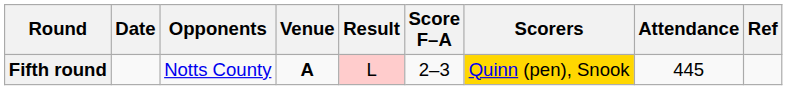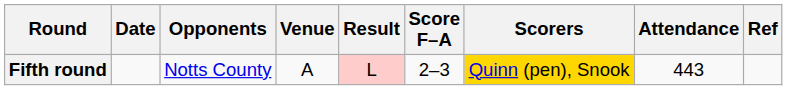(307, 69) bold -> (307, 69) normal
(689, 69) 445 -> (689, 69) 443
